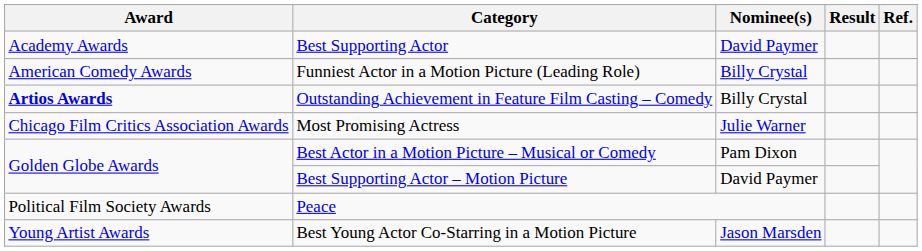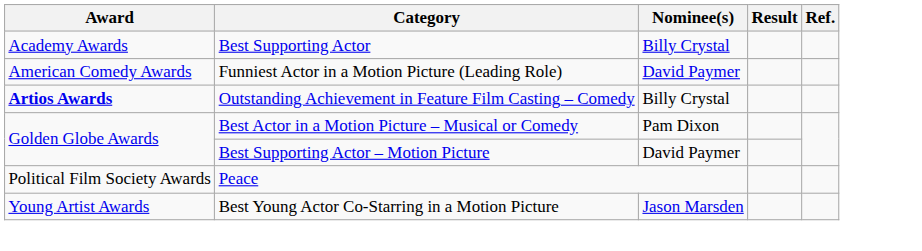(769, 44) David Paymer -> (686, 44) Billy Crystal
(764, 71) Billy Crystal -> (691, 71) David Paymer
- row: (378, 125)
